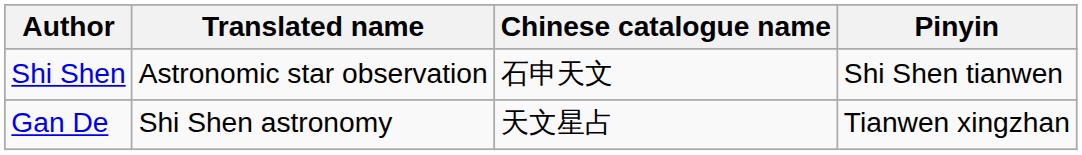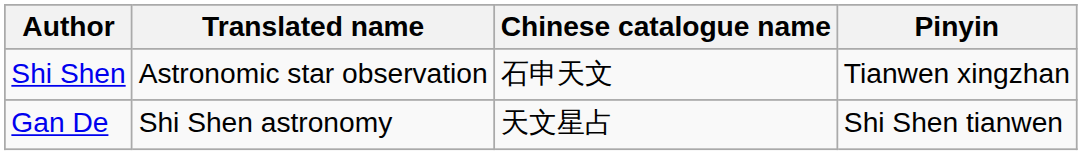(953, 74) Shi Shen tianwen -> (957, 74) Tianwen xingzhan
(957, 124) Tianwen xingzhan -> (953, 124) Shi Shen tianwen
